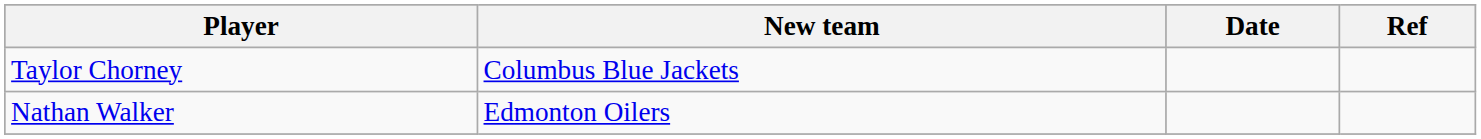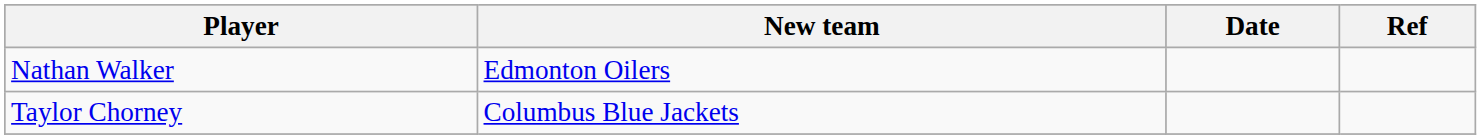rows swapped: (92, 112) <-> (97, 69)
